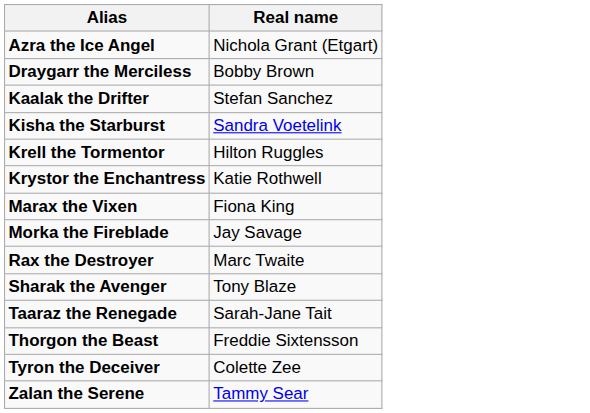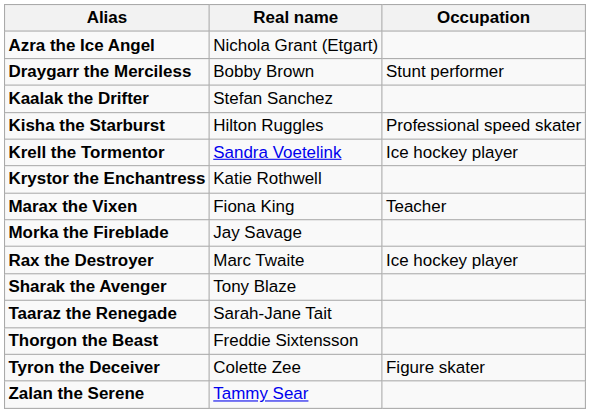+ column: (484, 17)
(277, 125) Sandra Voetelink -> (268, 125) Hilton Ruggles
(268, 152) Hilton Ruggles -> (277, 152) Sandra Voetelink
